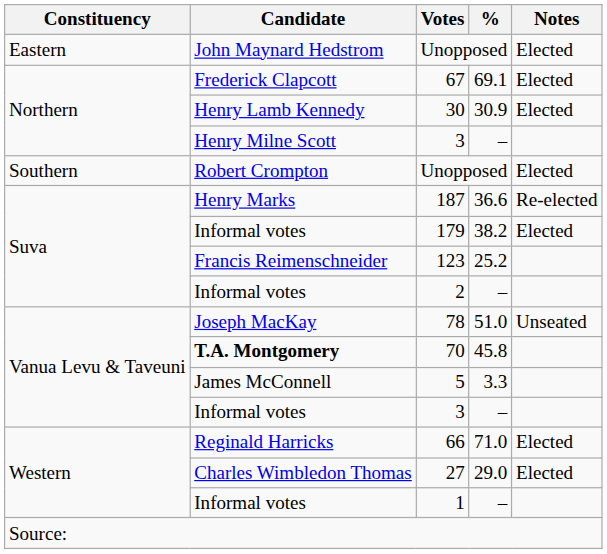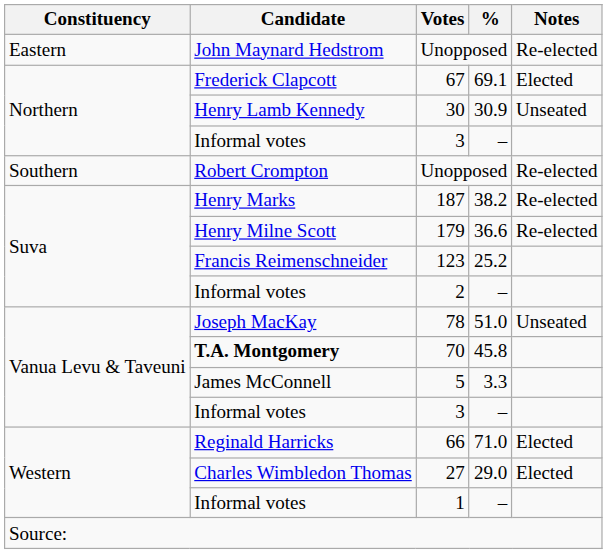(545, 49) Elected -> (557, 49) Re-elected
(545, 110) Elected -> (551, 110) Unseated
(265, 140) Henry Milne Scott -> (250, 140) Informal votes
(545, 170) Elected -> (557, 170) Re-elected
(491, 200) 36.6 -> (491, 200) 38.2
(250, 230) Informal votes -> (265, 230) Henry Milne Scott
(491, 230) 38.2 -> (491, 230) 36.6
(545, 230) Elected -> (557, 230) Re-elected
